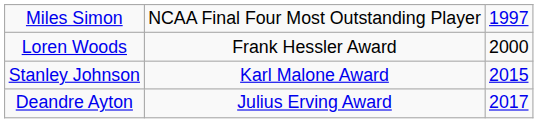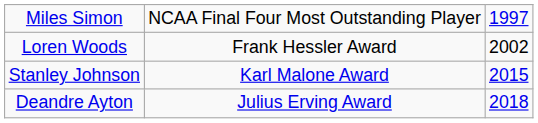(509, 46) 2000 -> (509, 46) 2002
(509, 103) 2017 -> (509, 103) 2018
